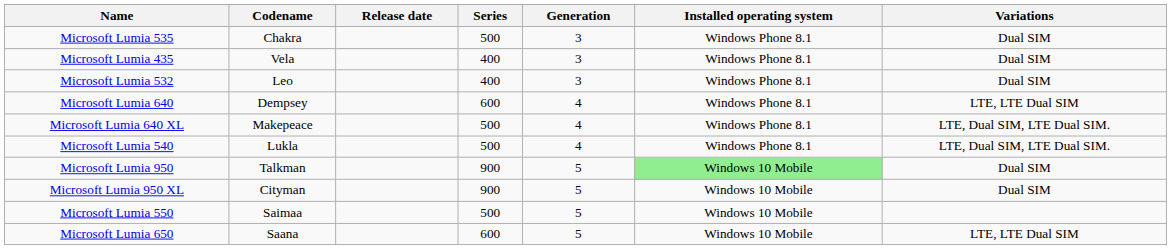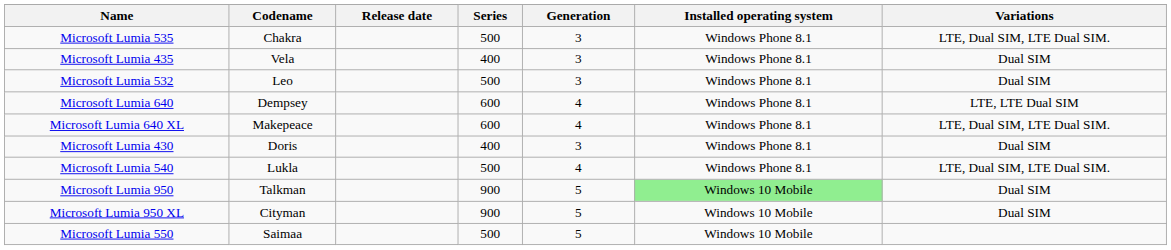(1024, 37) Dual SIM -> (1024, 37) LTE, Dual SIM, LTE Dual SIM.
(490, 81) 400 -> (490, 81) 500
(490, 125) 500 -> (490, 125) 600
+ row: (117, 146)
- row: (117, 234)
